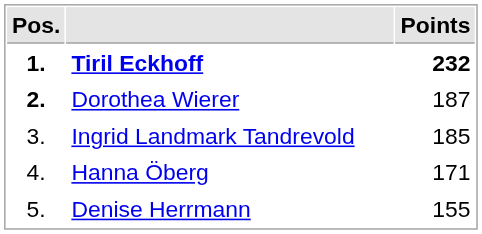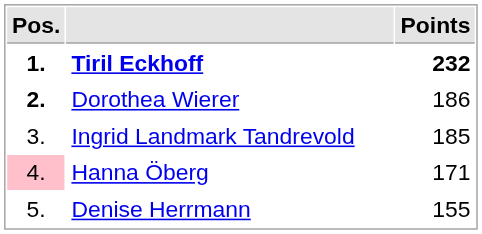(451, 99) 187 -> (451, 99) 186
(36, 173) no background -> (36, 173) pink background
